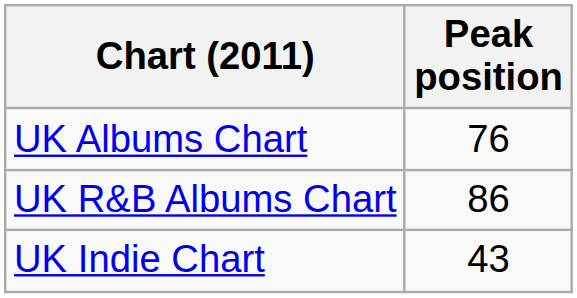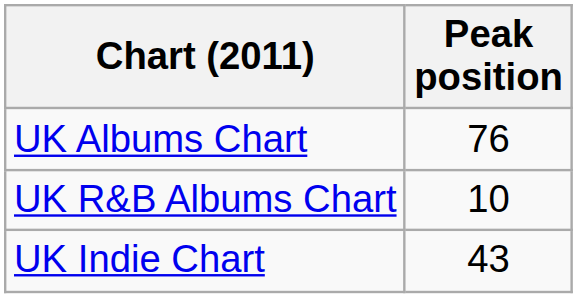(489, 199) 86 -> (489, 199) 10
